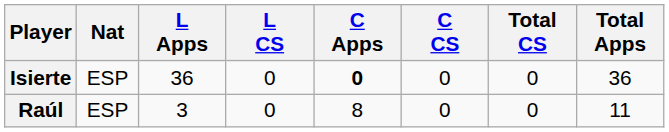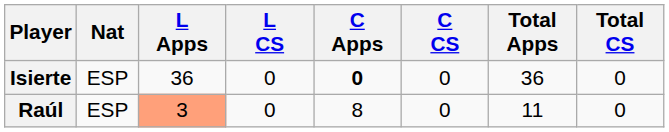columns swapped: (620, 32) <-> (532, 32)
(182, 110) no background -> (182, 110) lightsalmon background
